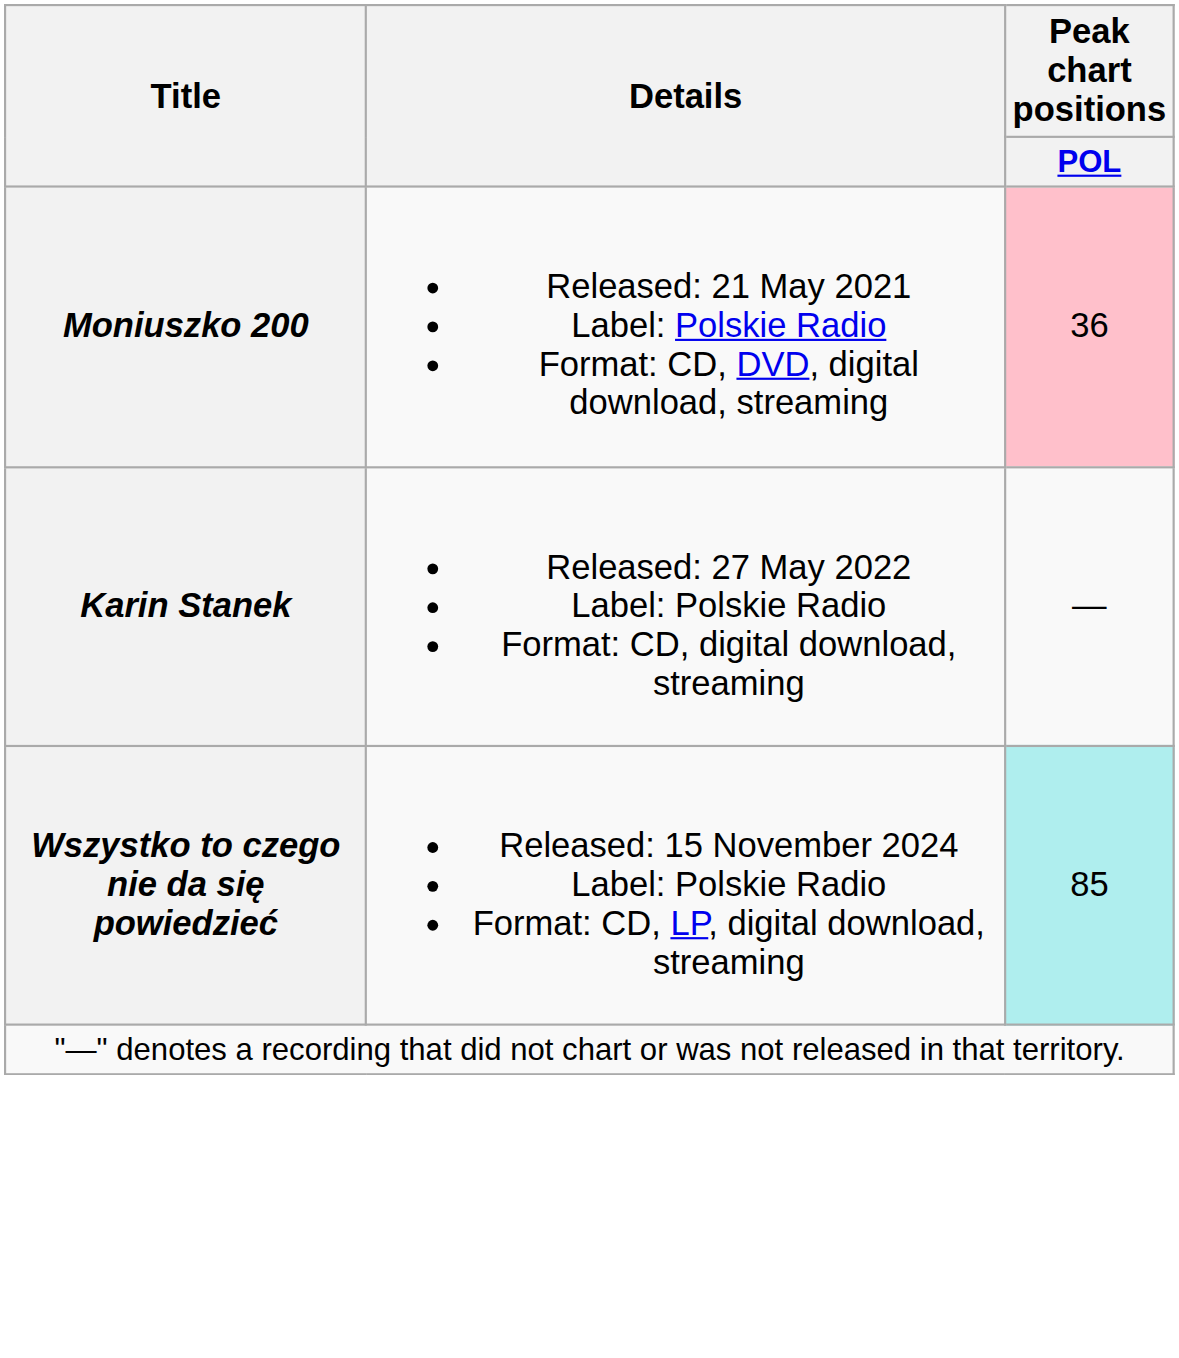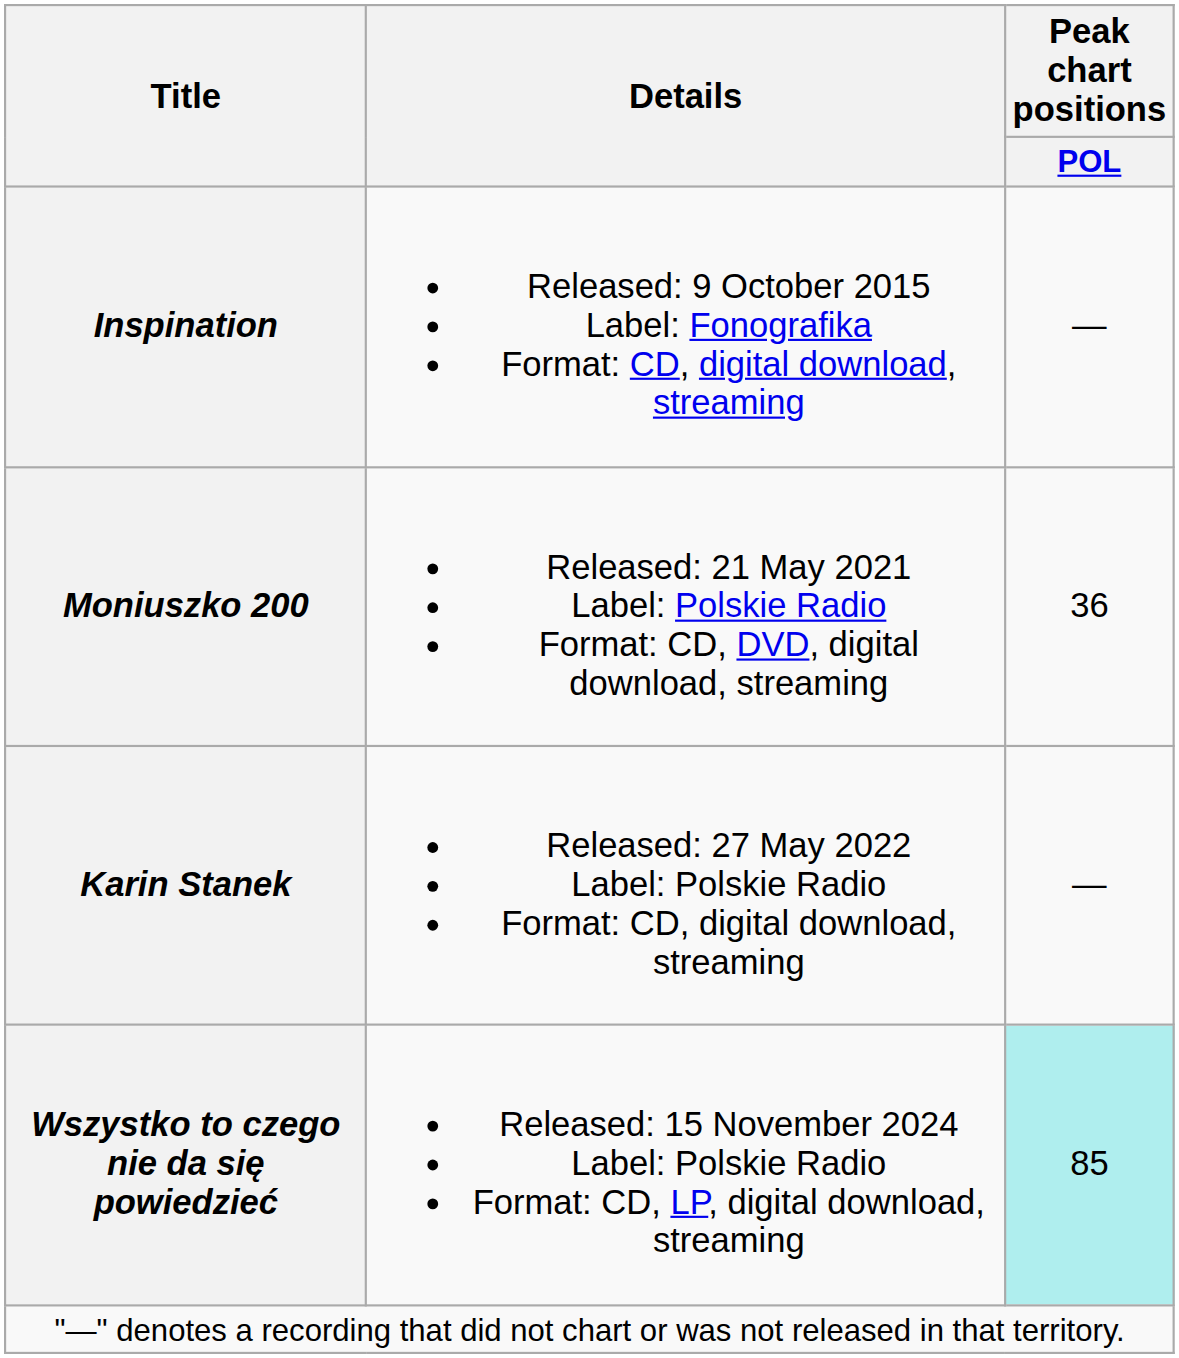+ row: (186, 325)
(1089, 325) pink background -> (1089, 605) no background
